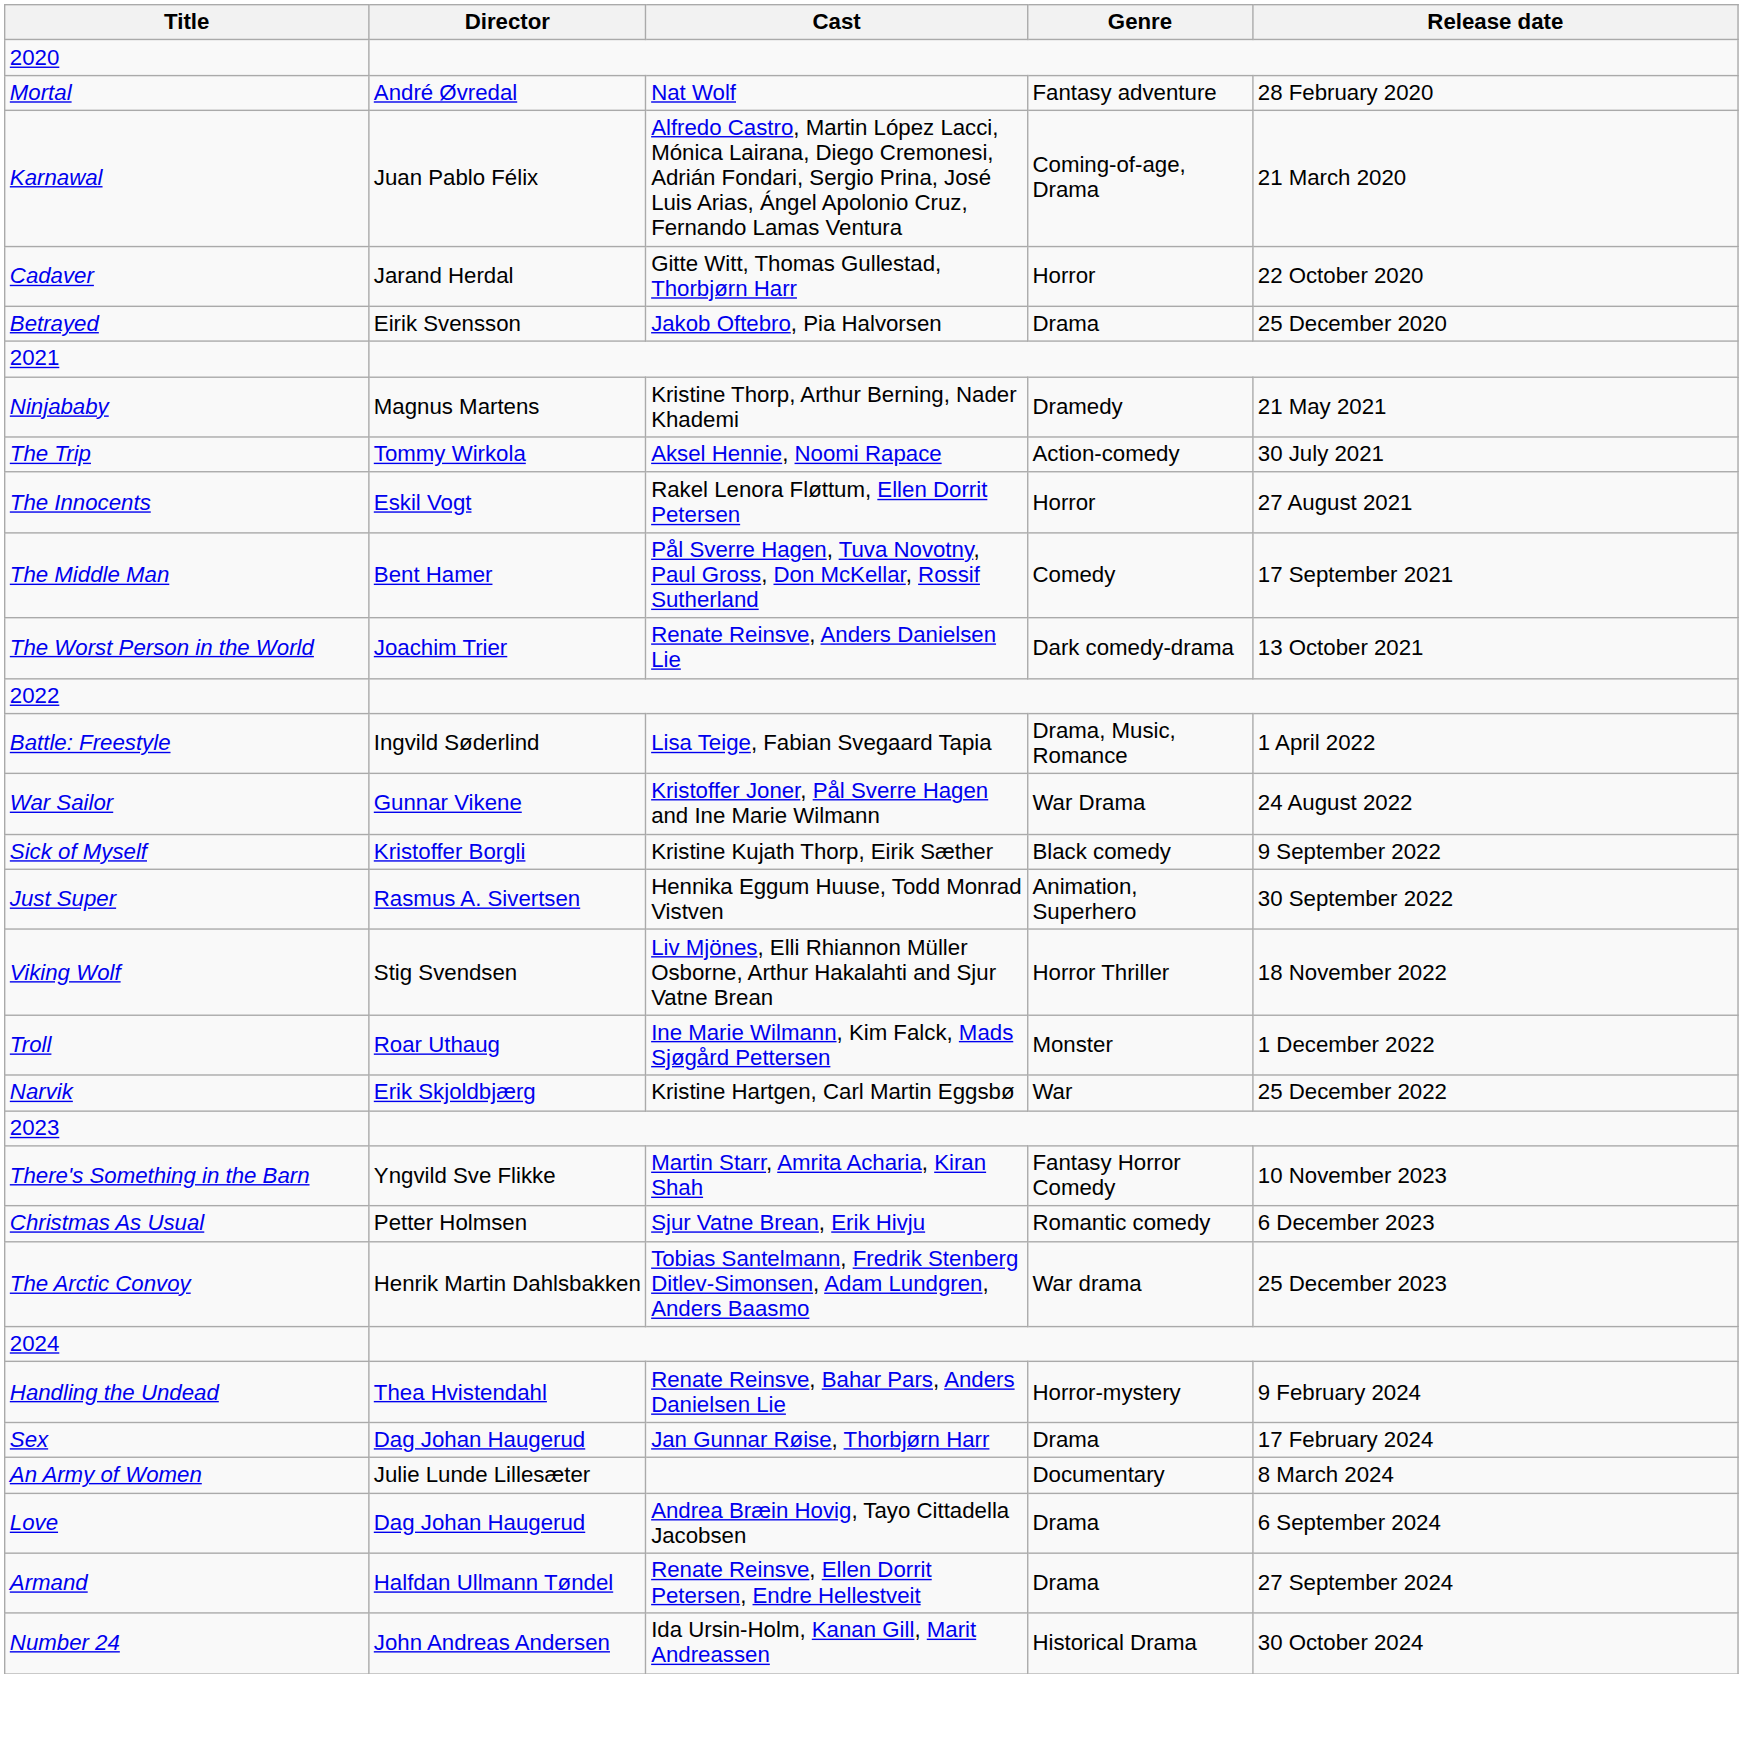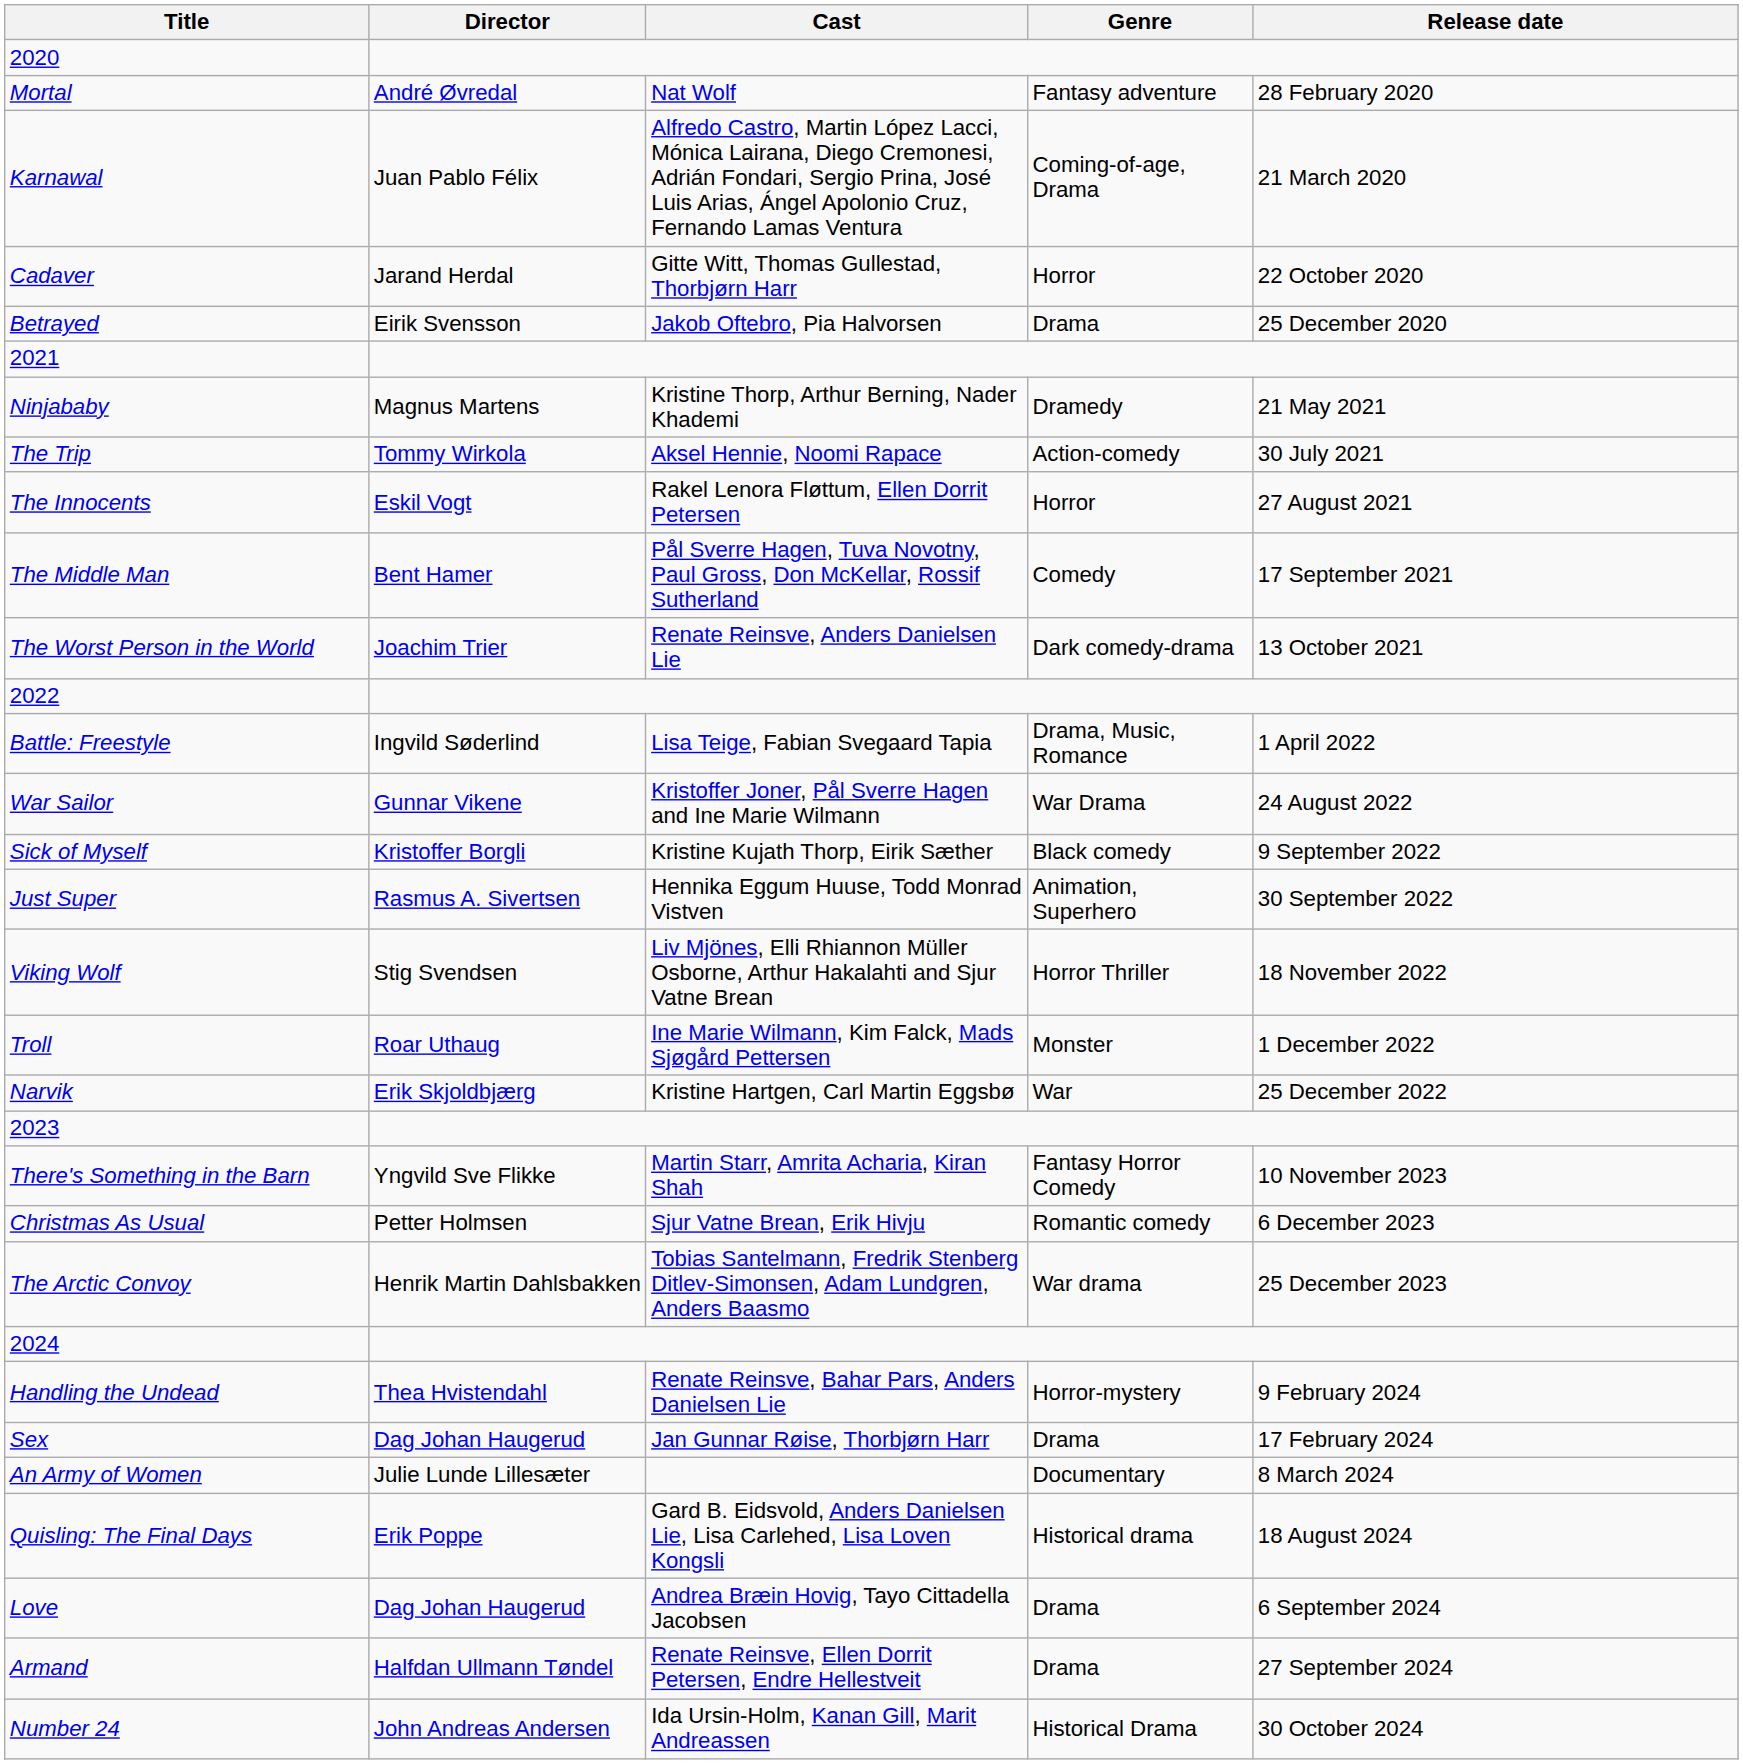+ row: (131, 1535)
